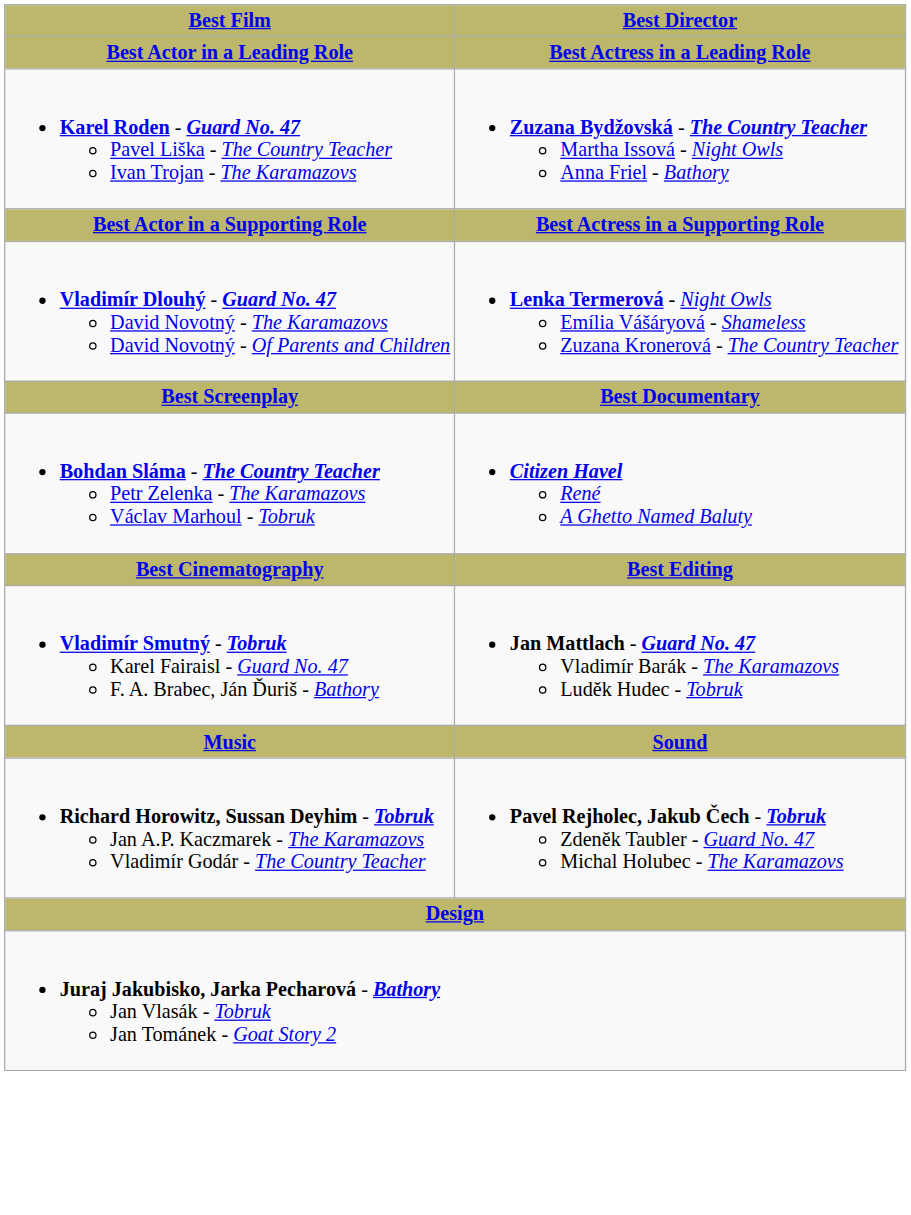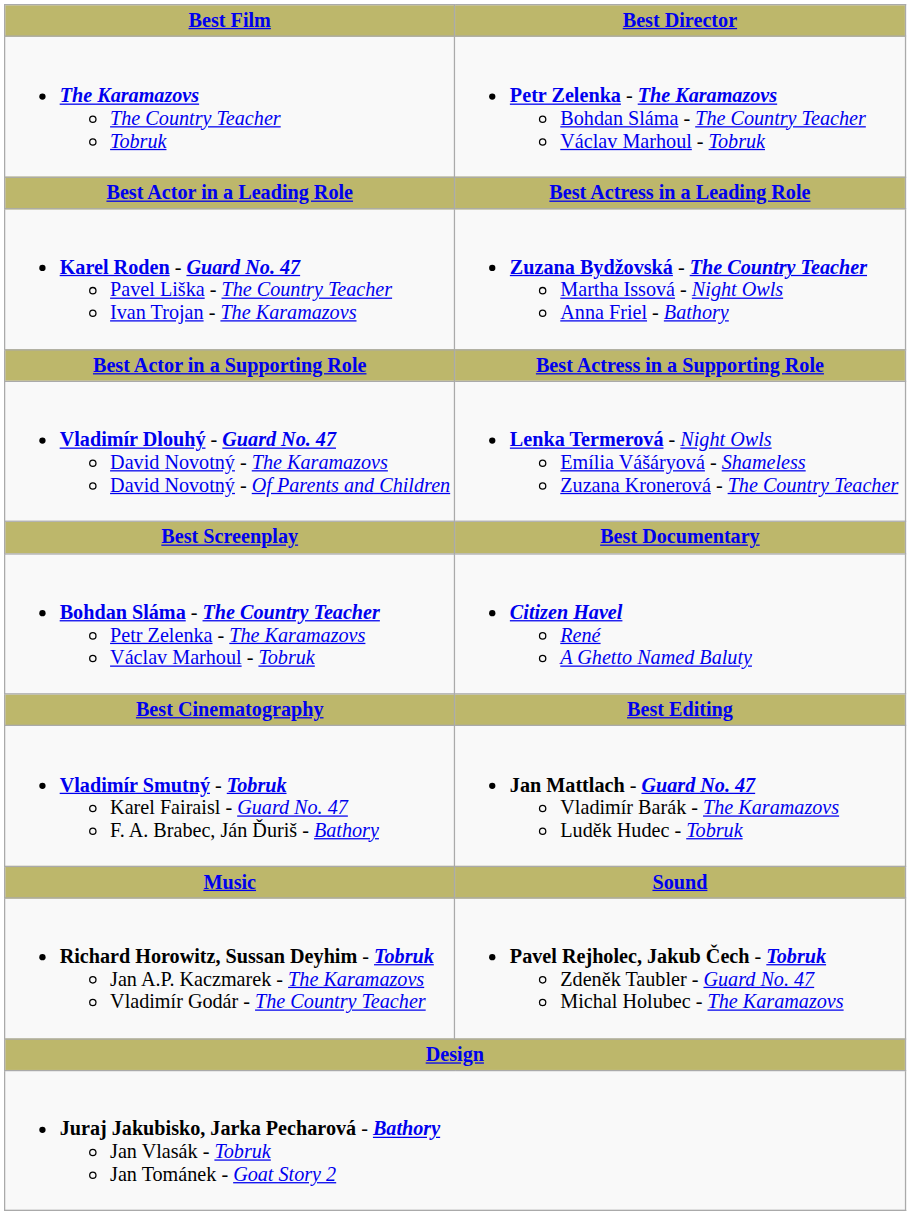+ row: (230, 118)
